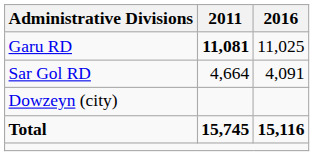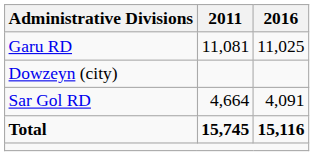(226, 45) bold -> (225, 45) normal
rows swapped: (50, 73) <-> (63, 101)
